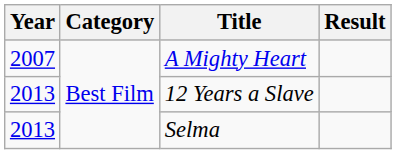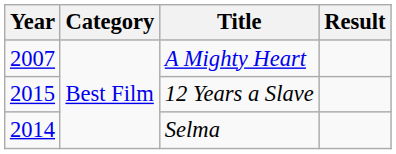(32, 93) 2013 -> (32, 93) 2015
(32, 129) 2013 -> (32, 129) 2014
